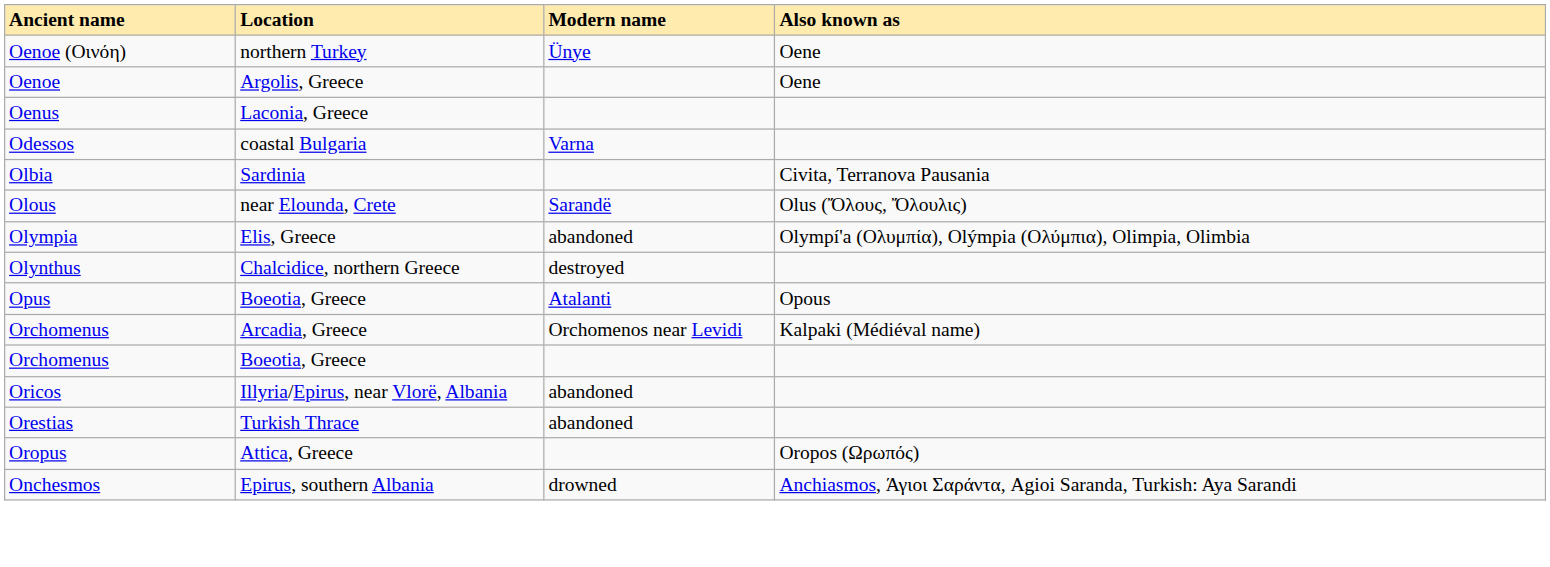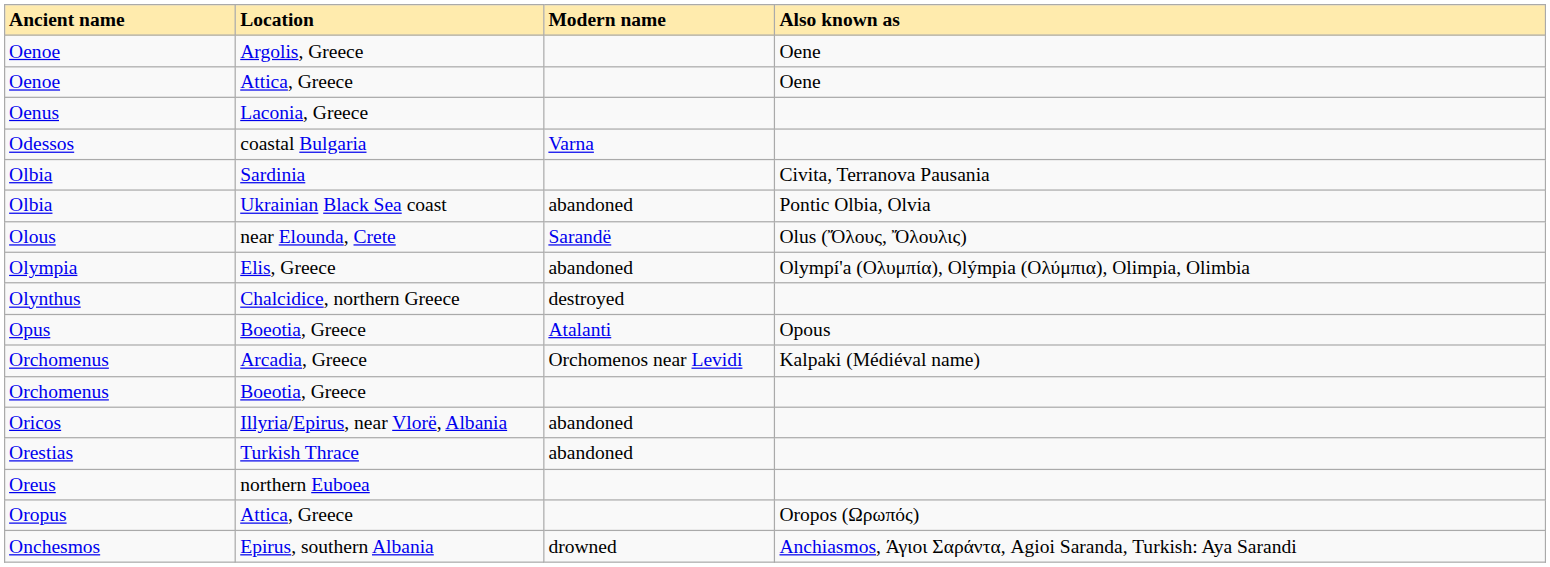- row: (68, 50)
+ row: (35, 81)
+ row: (31, 205)
+ row: (32, 484)
